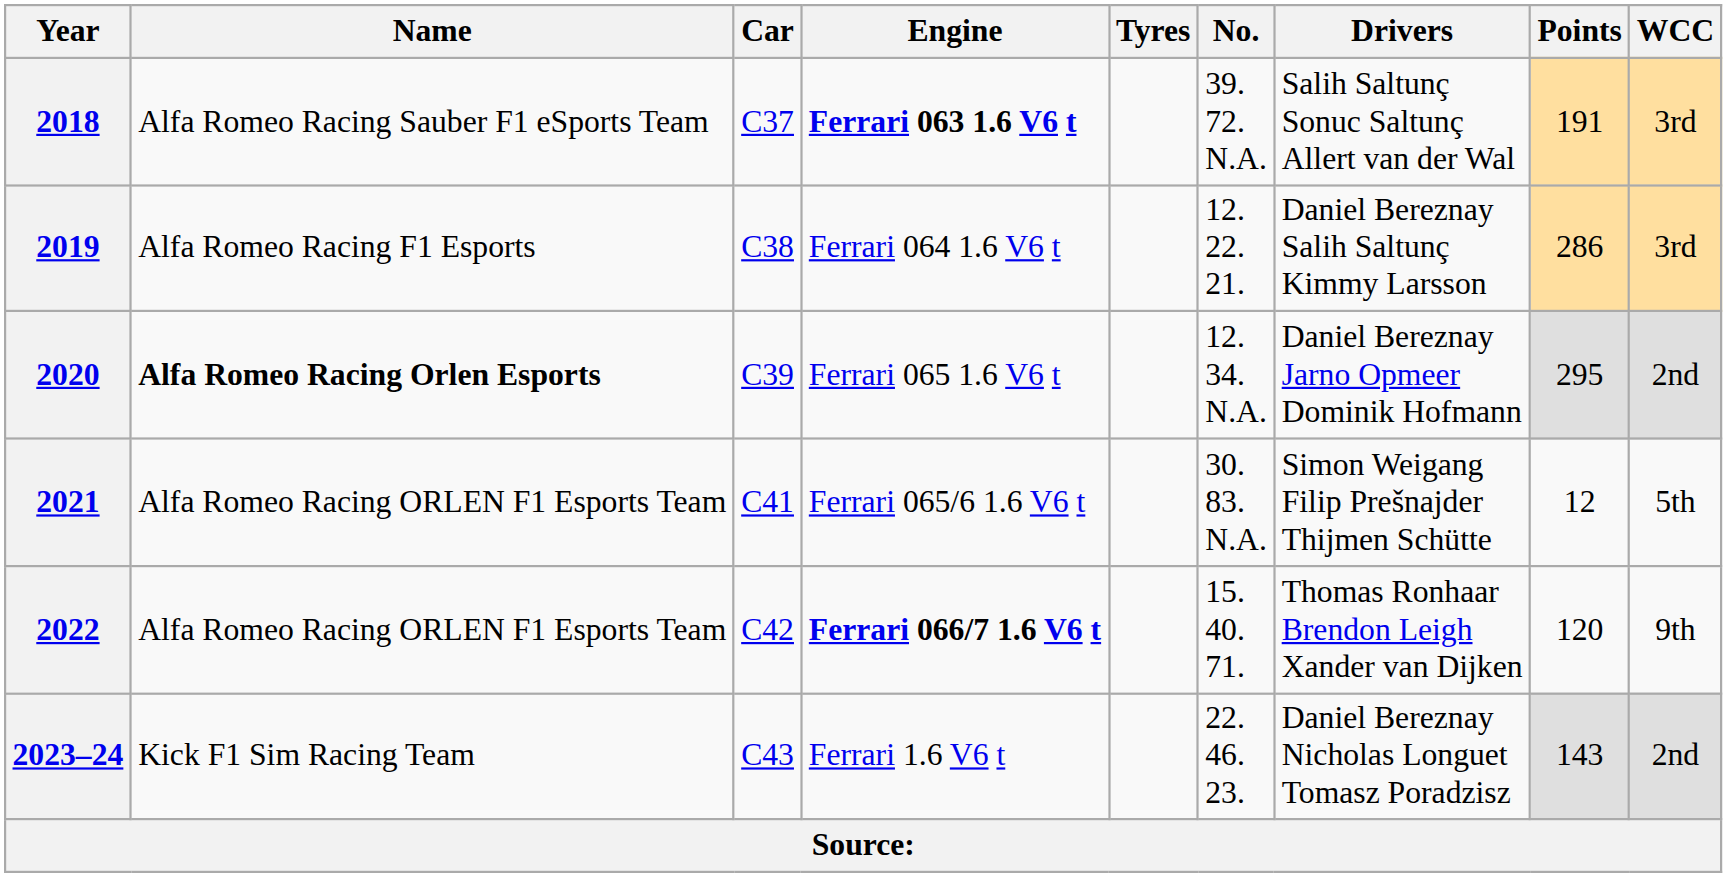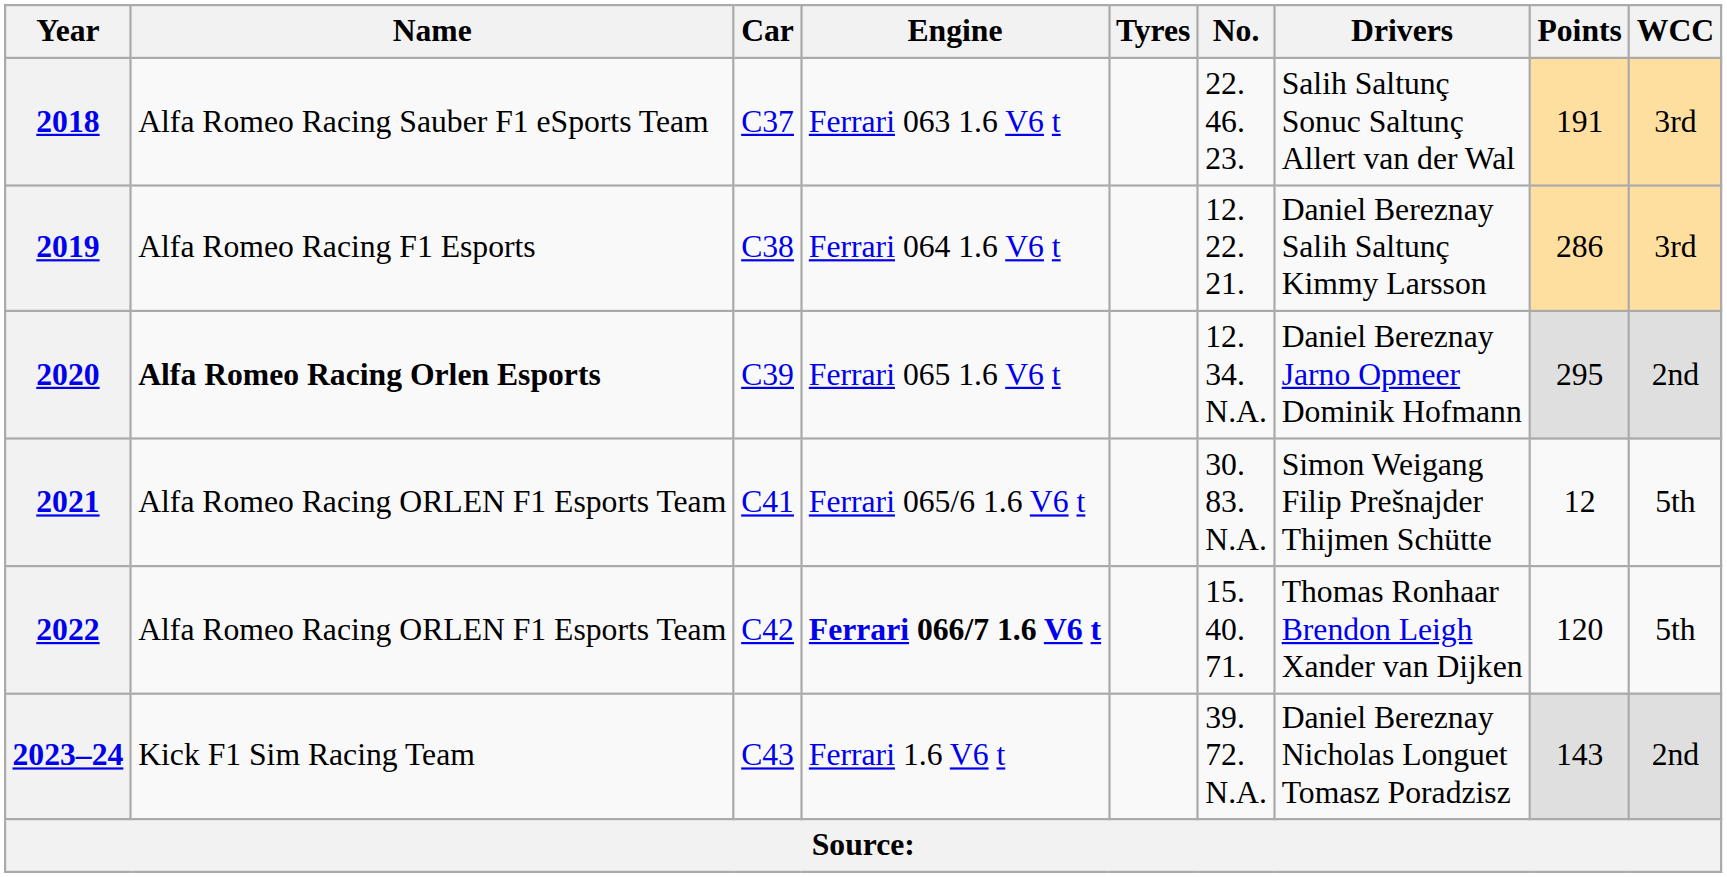(943, 120) bold -> (935, 120) normal
(1236, 120) 39. 72. N.A. -> (1225, 120) 22. 46. 23.
(1675, 628) 9th -> (1675, 628) 5th
(1225, 755) 22. 46. 23. -> (1236, 755) 39. 72. N.A.
